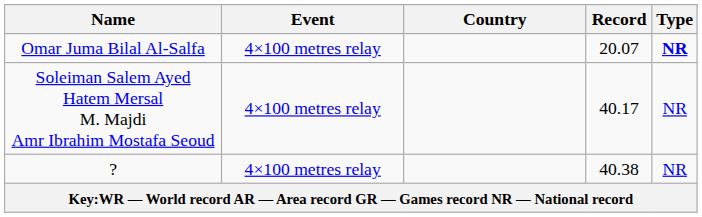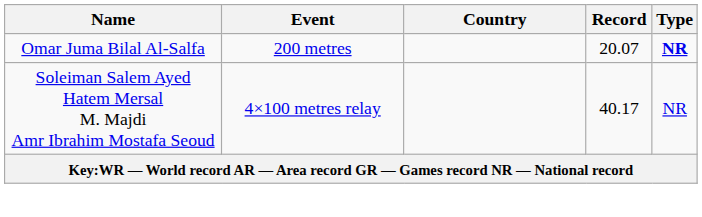(313, 48) 4×100 metres relay -> (313, 48) 200 metres
- row: (113, 169)
